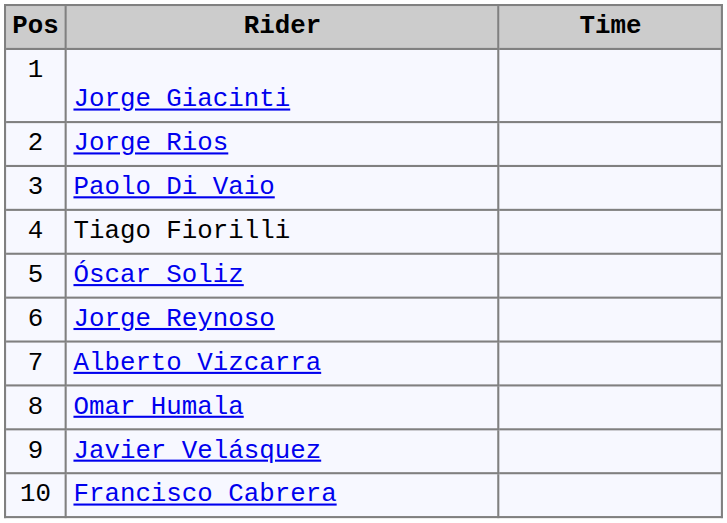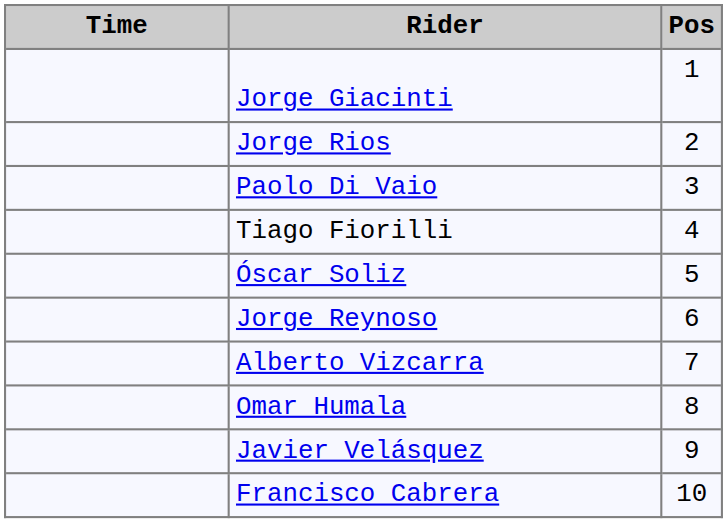columns swapped: (36, 27) <-> (611, 27)
